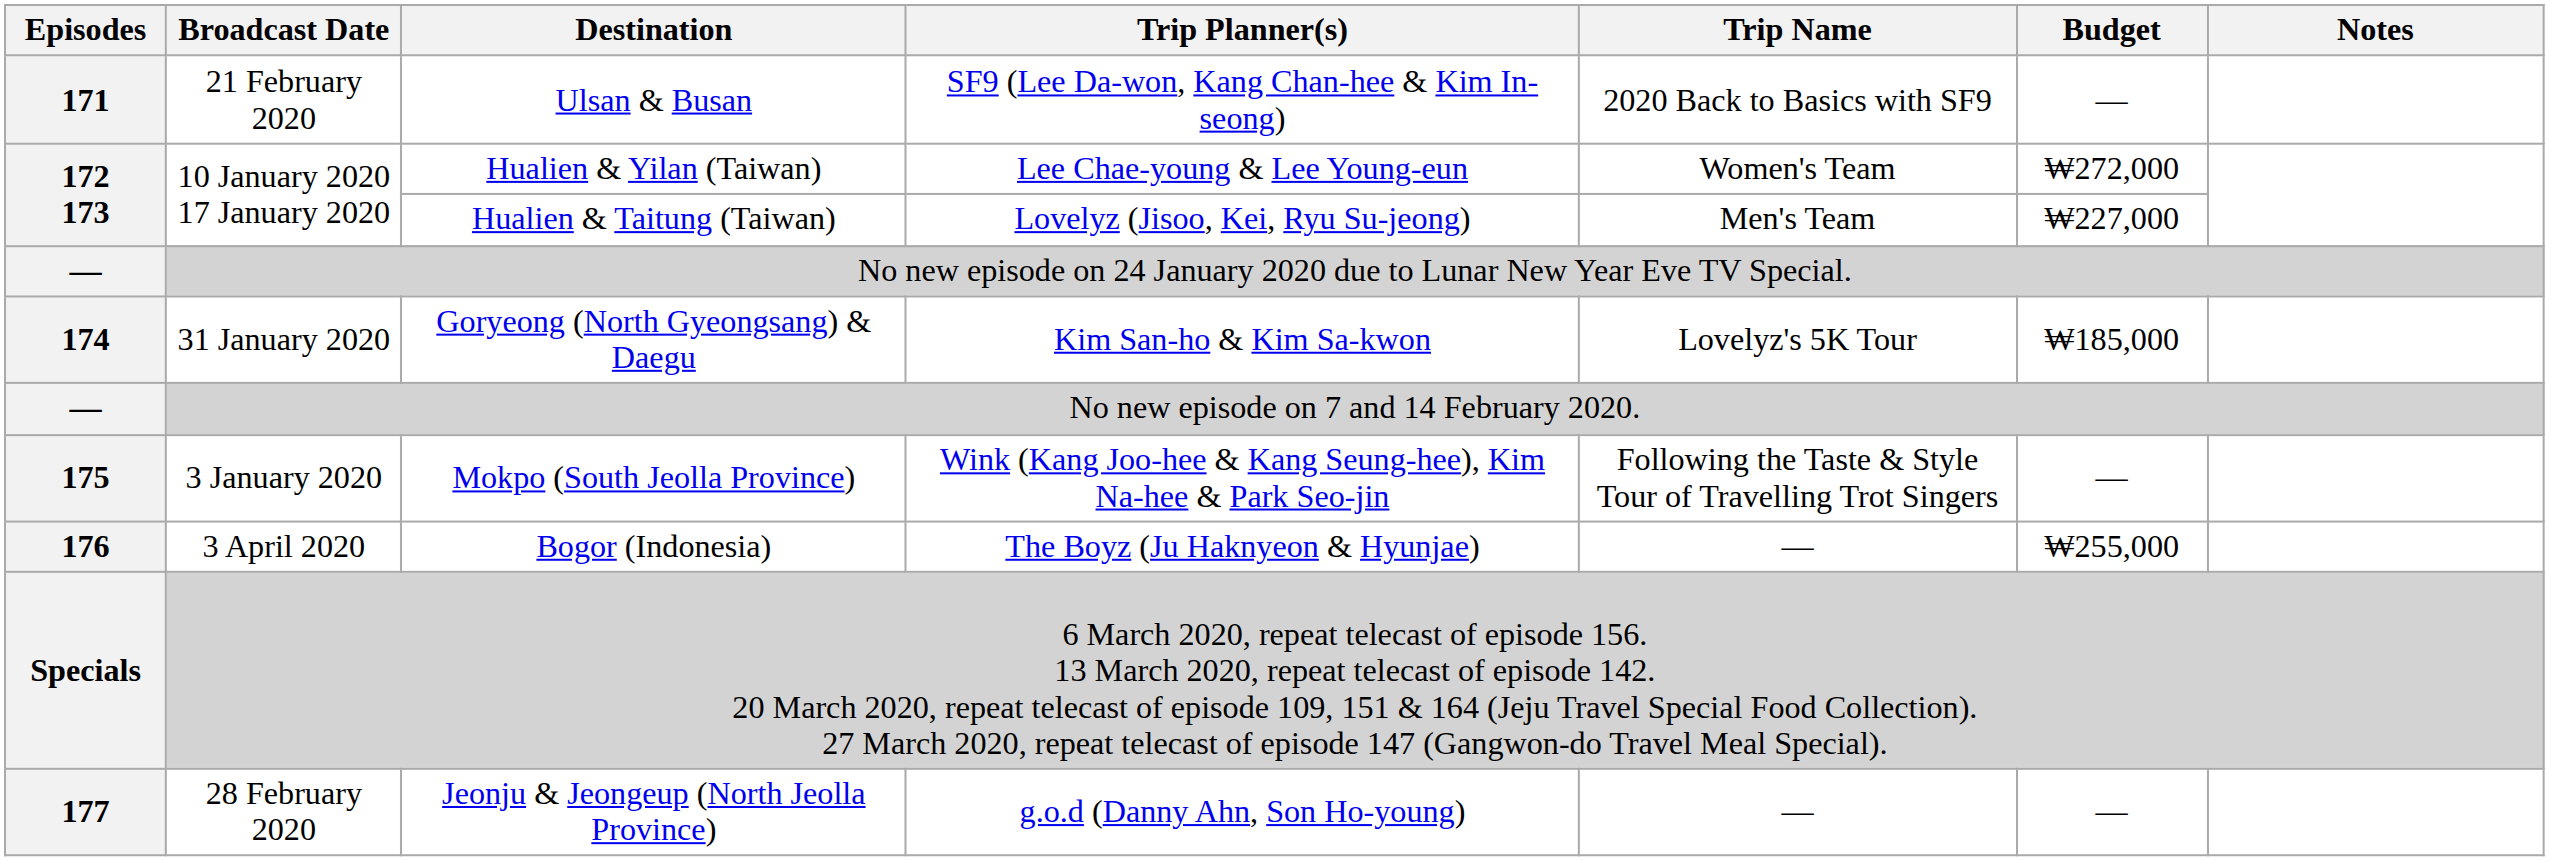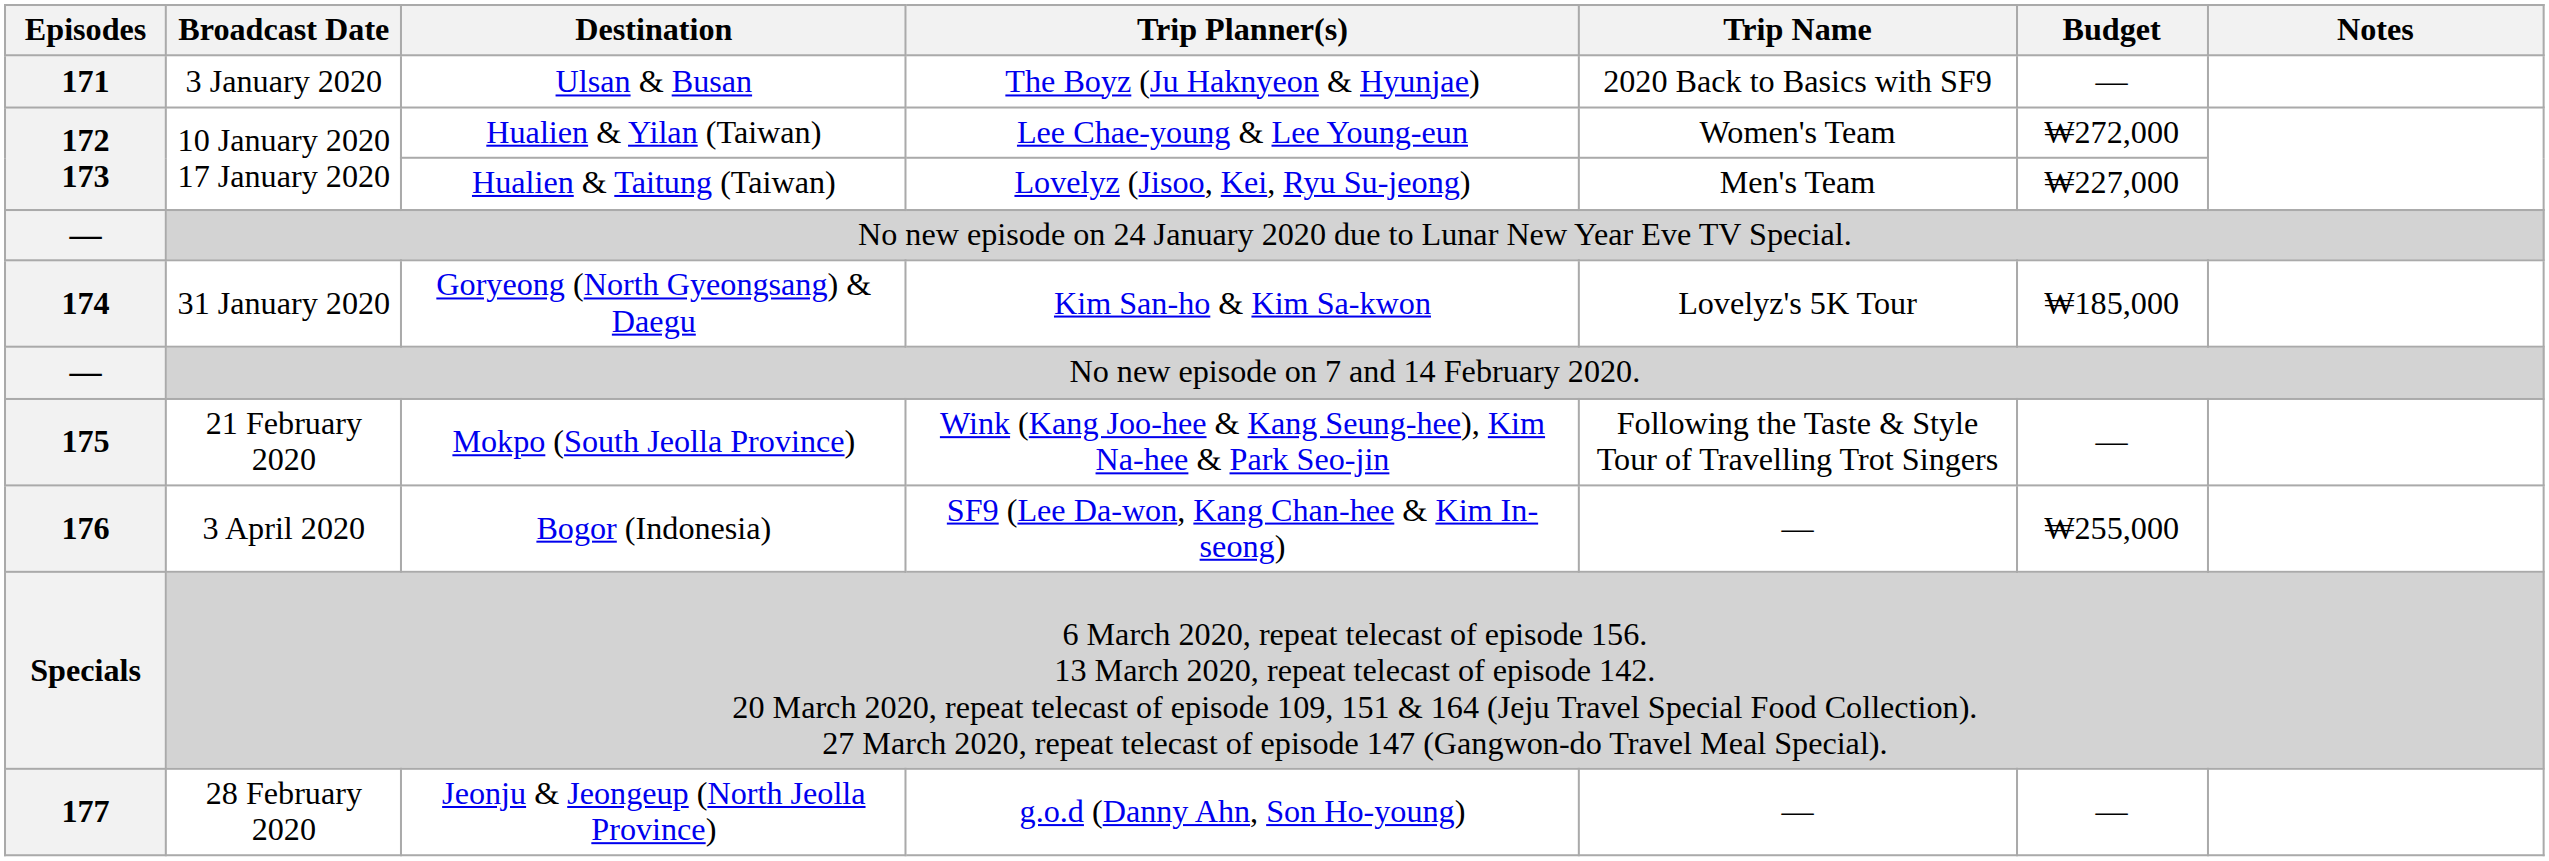(284, 99) 21 February 2020 -> (284, 81) 3 January 2020
(1242, 99) SF9 (Lee Da-won, Kang Chan-hee & Kim In-seong) -> (1242, 81) The Boyz (Ju Haknyeon & Hyunjae)
(284, 477) 3 January 2020 -> (284, 441) 21 February 2020
(1242, 546) The Boyz (Ju Haknyeon & Hyunjae) -> (1242, 528) SF9 (Lee Da-won, Kang Chan-hee & Kim In-seong)
